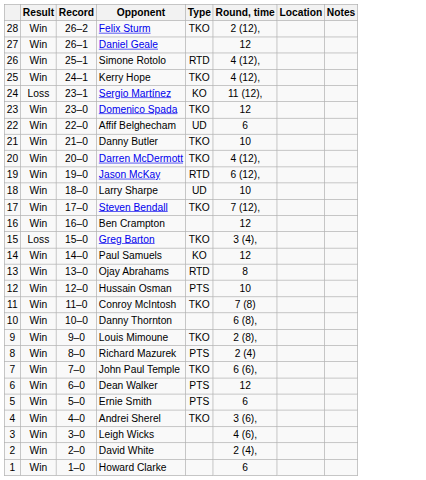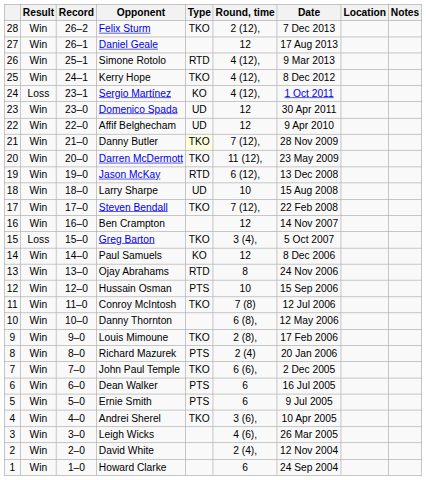+ column: (309, 12)
(245, 93) 11 (12), -> (245, 93) 4 (12),
(199, 110) TKO -> (199, 110) UD
(245, 126) 6 -> (245, 126) 12
(199, 142) no background -> (199, 142) lightyellow background
(245, 142) 10 -> (245, 142) 7 (12),
(245, 158) 4 (12), -> (245, 158) 11 (12),
(245, 386) 12 -> (245, 386) 6
